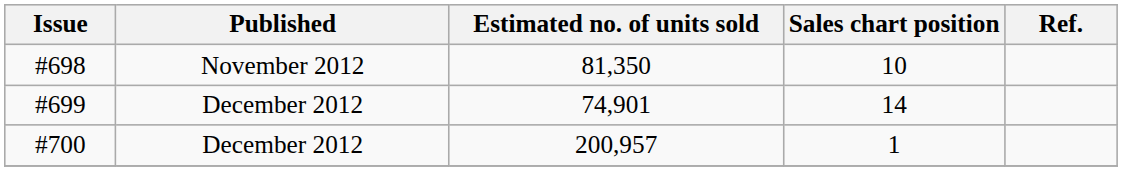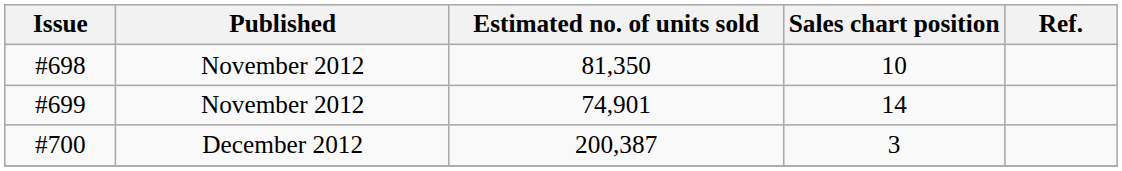(283, 104) December 2012 -> (283, 104) November 2012
(616, 144) 200,957 -> (616, 144) 200,387
(894, 144) 1 -> (894, 144) 3
